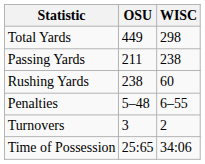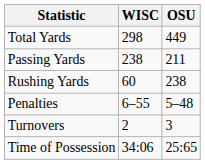columns swapped: (138, 15) <-> (179, 15)
